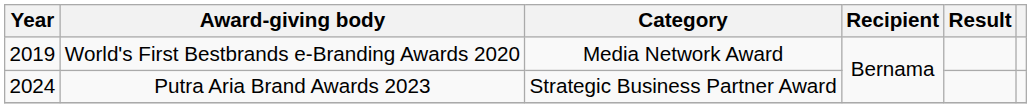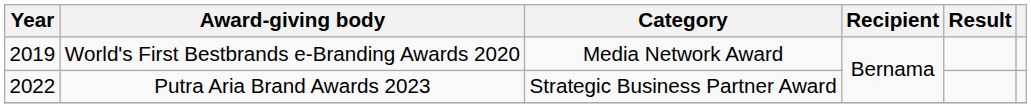(32, 86) 2024 -> (32, 86) 2022
